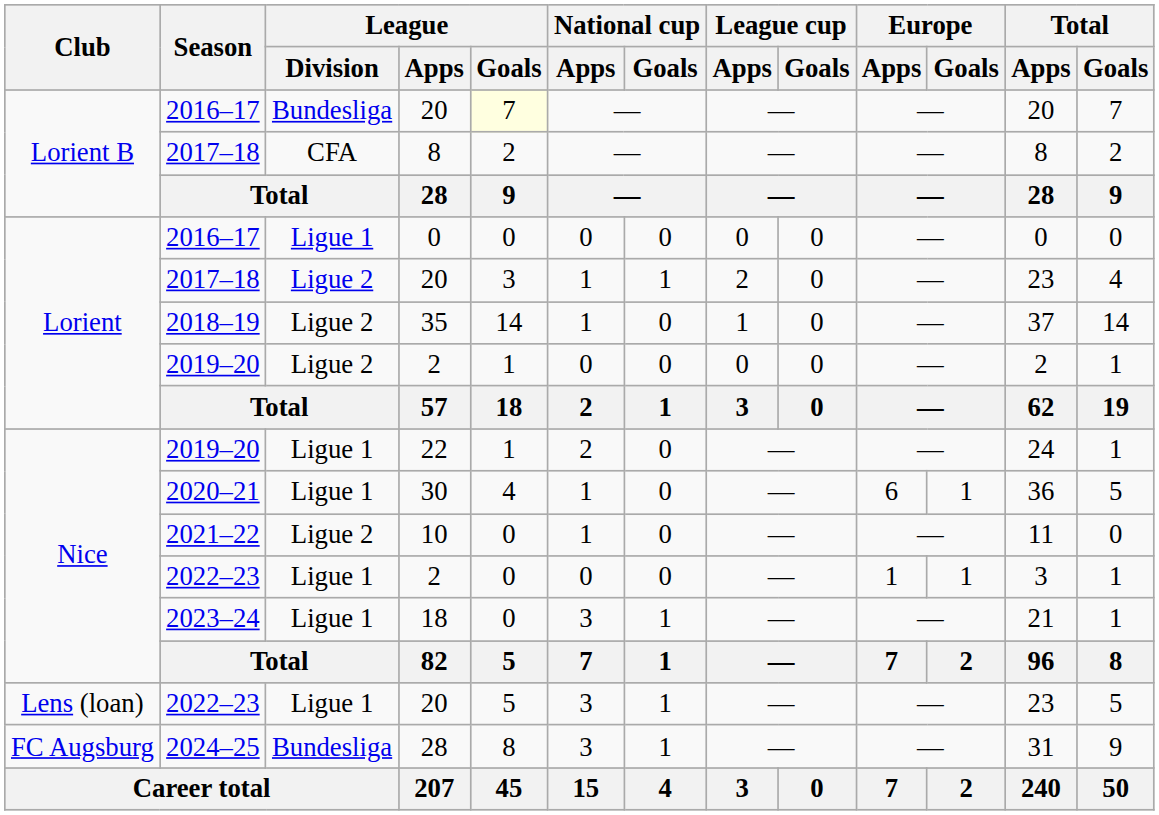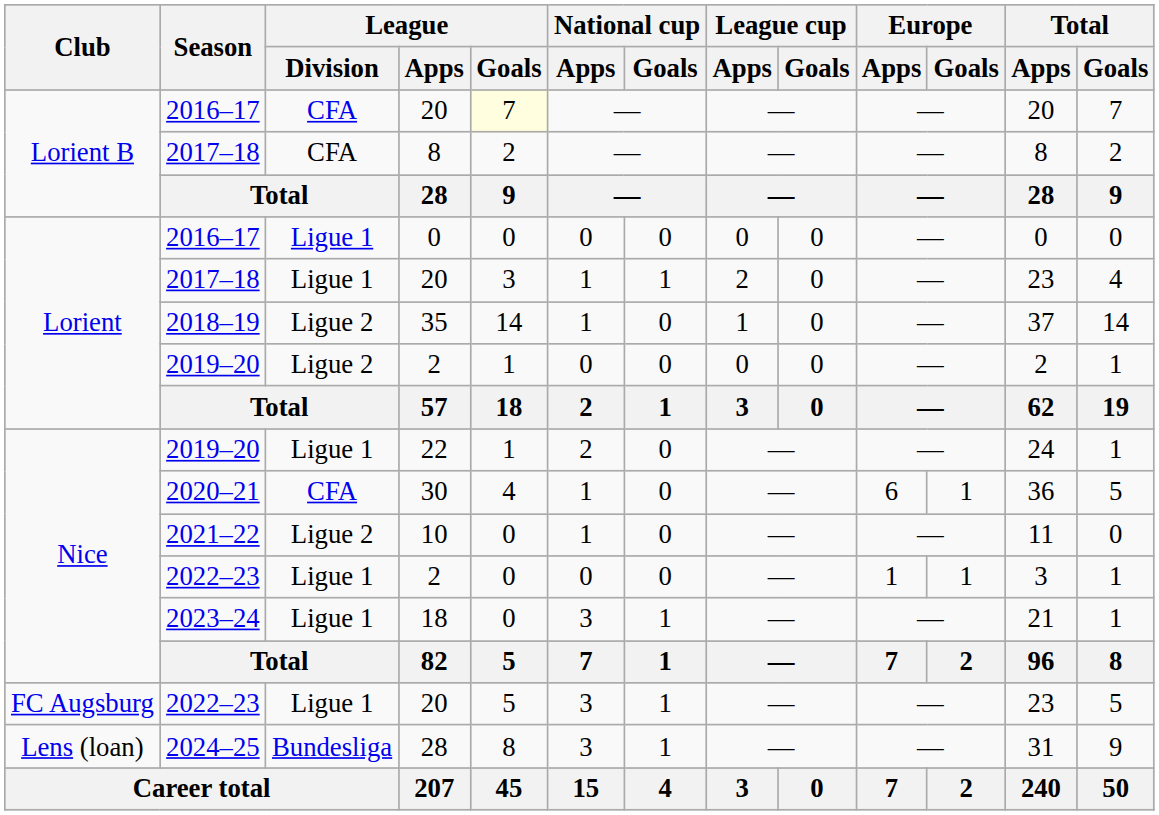(332, 110) Bundesliga -> (332, 110) CFA
(332, 279) Ligue 2 -> (332, 279) Ligue 1
(332, 491) Ligue 1 -> (332, 491) CFA
(82, 703) Lens (loan) -> (82, 703) FC Augsburg
(82, 746) FC Augsburg -> (82, 746) Lens (loan)
